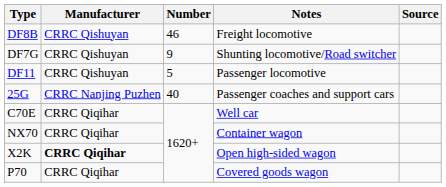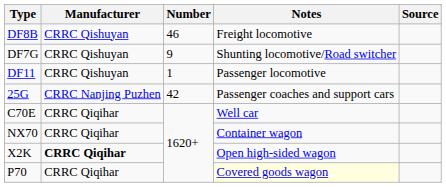(170, 73) 5 -> (170, 73) 1
(173, 93) 40 -> (173, 93) 42
(272, 172) no background -> (272, 172) lightyellow background
